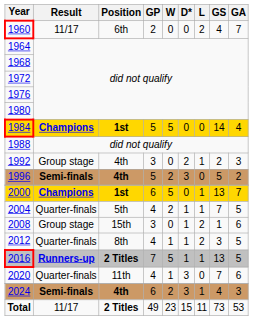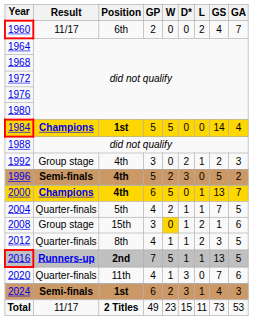(121, 193) 1st -> (121, 193) 4th
(171, 225) no background -> (171, 225) gold background
(121, 258) 2 Titles -> (121, 258) 2nd
(121, 291) 4th -> (121, 291) 1st
